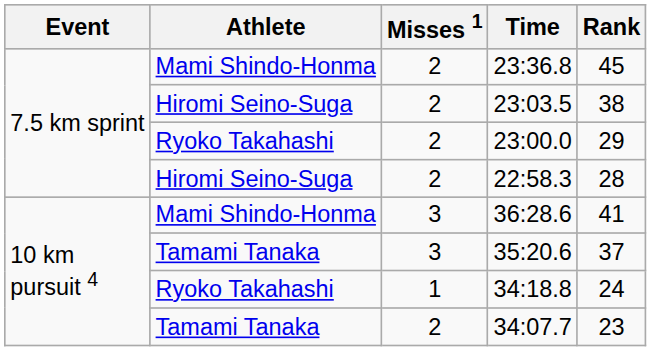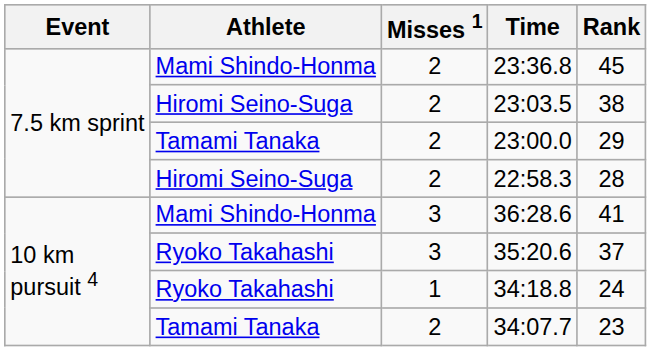(245, 141) Ryoko Takahashi -> (238, 141) Tamami Tanaka
(238, 252) Tamami Tanaka -> (245, 252) Ryoko Takahashi
